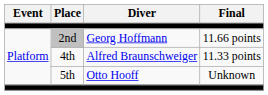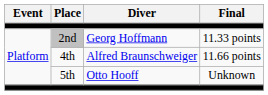(232, 38) 11.66 points -> (232, 38) 11.33 points
(232, 56) 11.33 points -> (232, 56) 11.66 points
